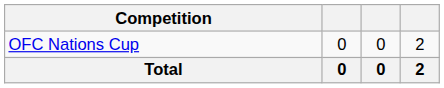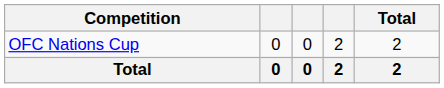+ column: (397, 18)
